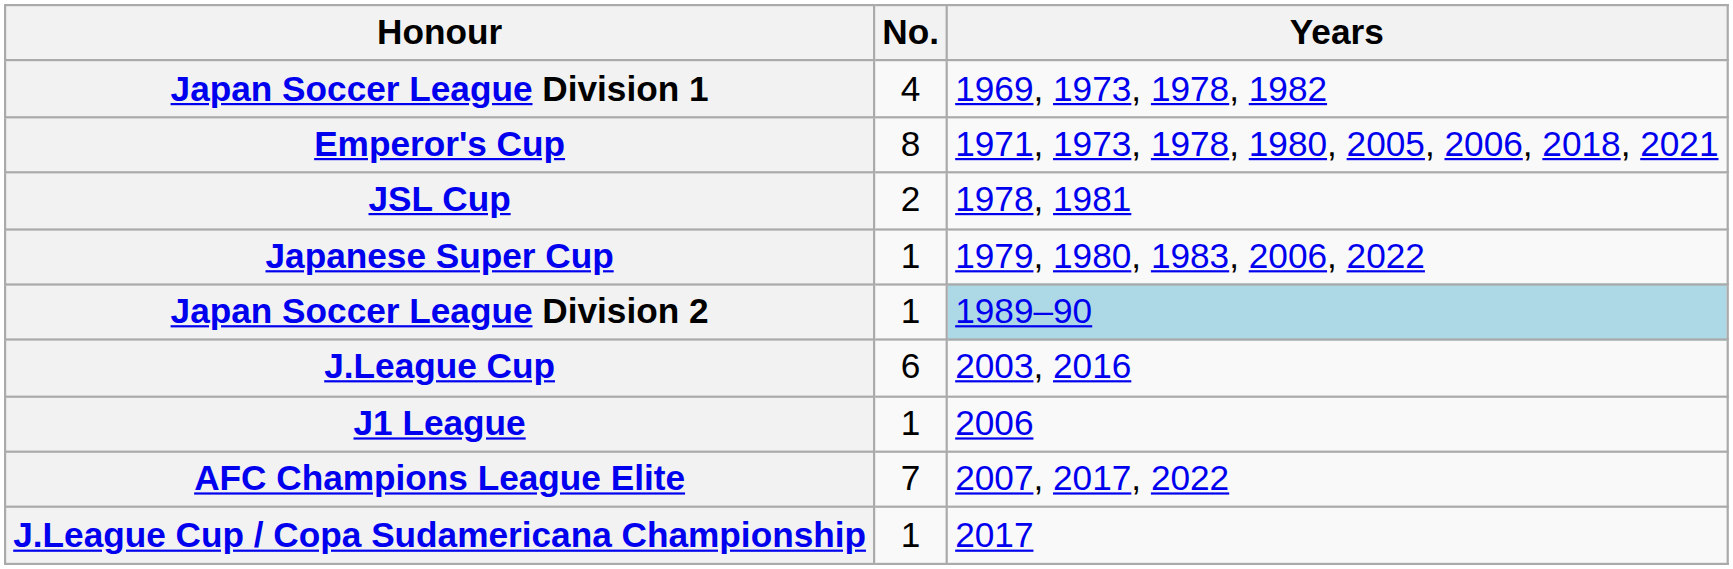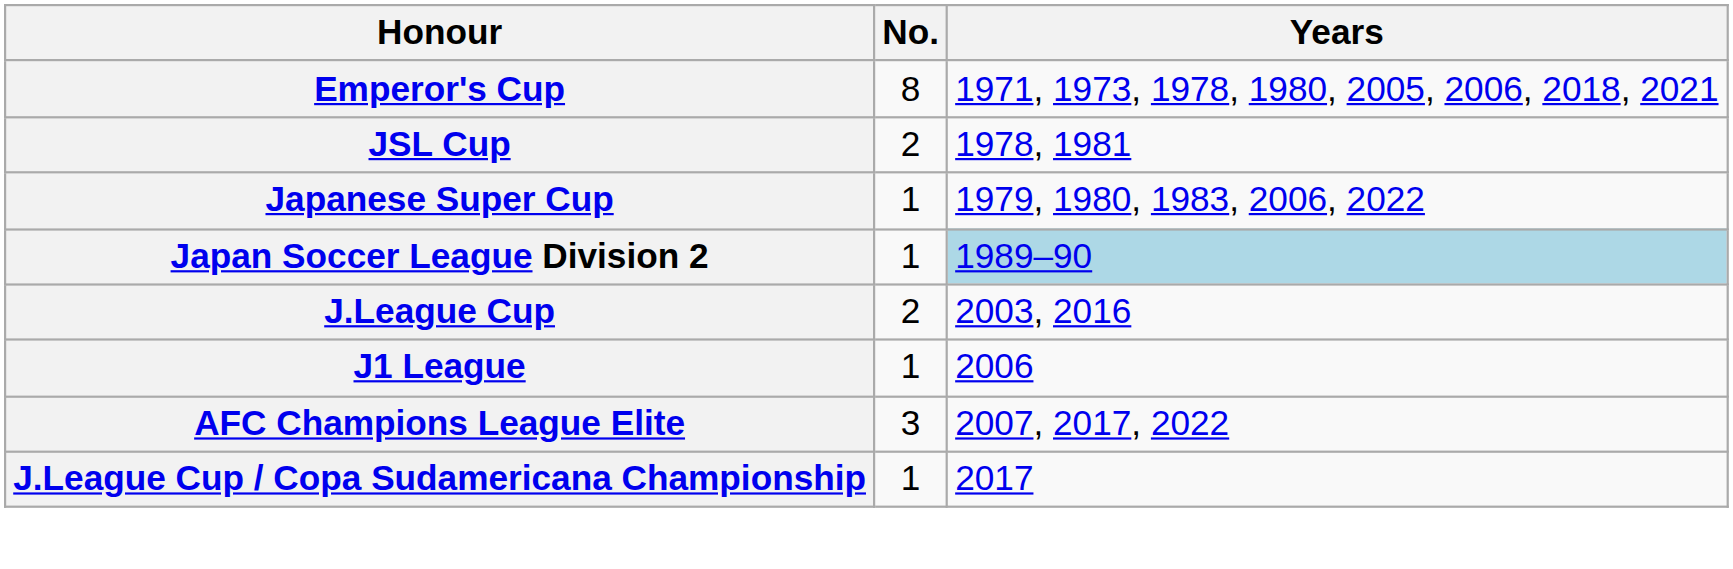- row: (440, 88)
(911, 367) 6 -> (911, 311) 2
(911, 479) 7 -> (911, 423) 3
